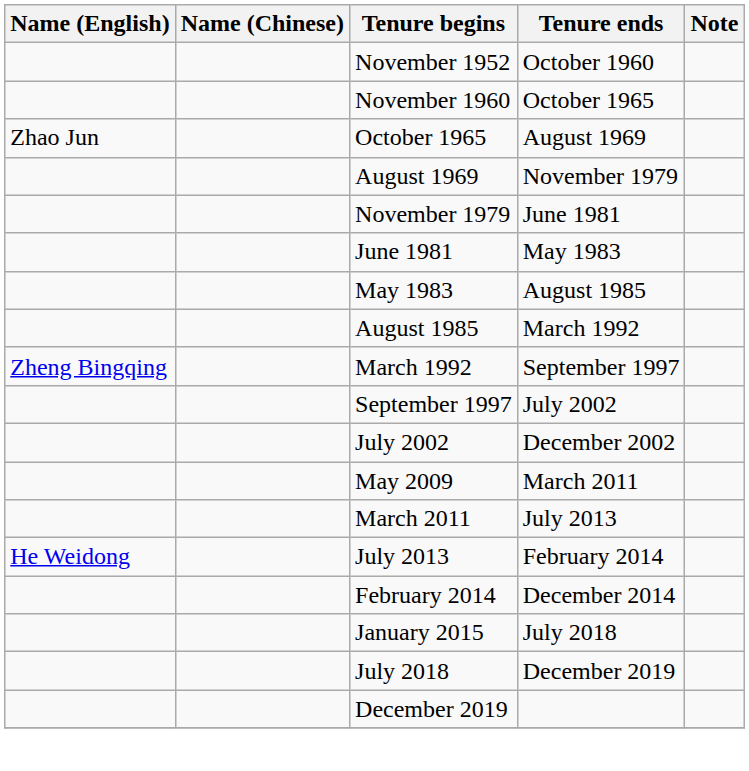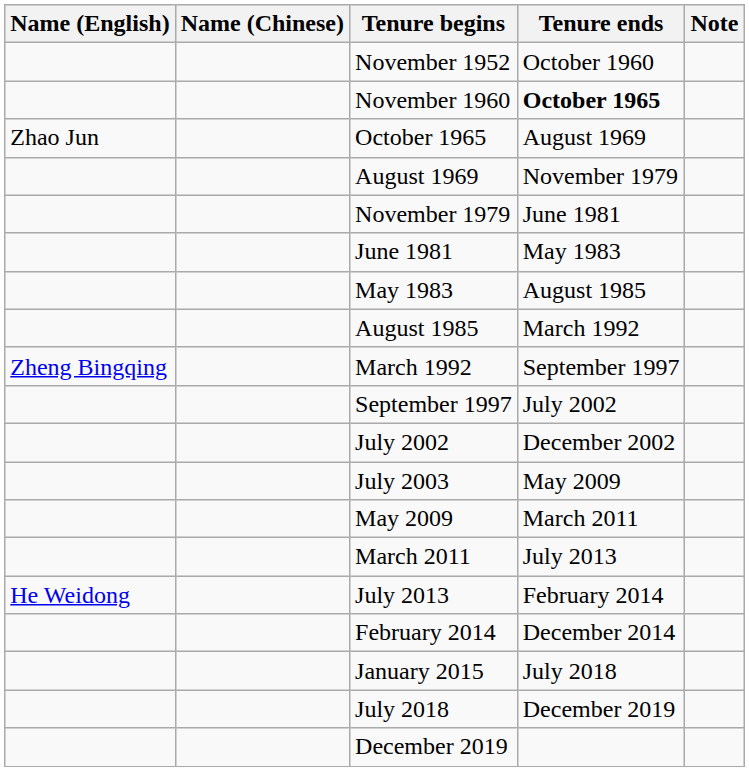(588, 99) normal -> (592, 99) bold
+ row: (402, 480)
